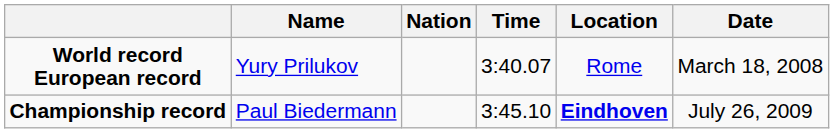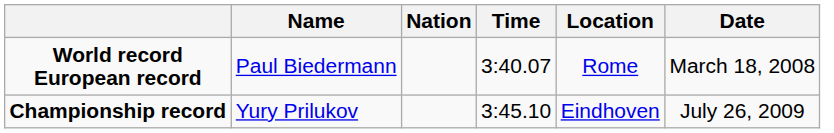(297, 66) Yury Prilukov -> (316, 66) Paul Biedermann
(316, 111) Paul Biedermann -> (297, 111) Yury Prilukov
(614, 111) bold -> (610, 111) normal
